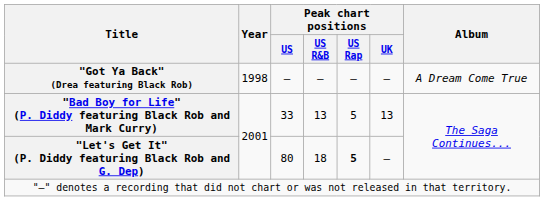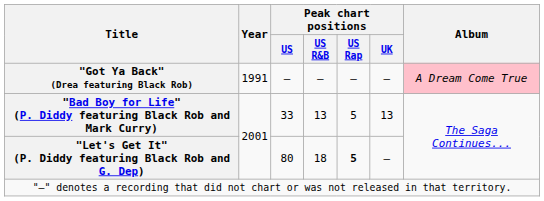(255, 78) 1998 -> (255, 78) 1991
(472, 78) no background -> (472, 78) pink background
